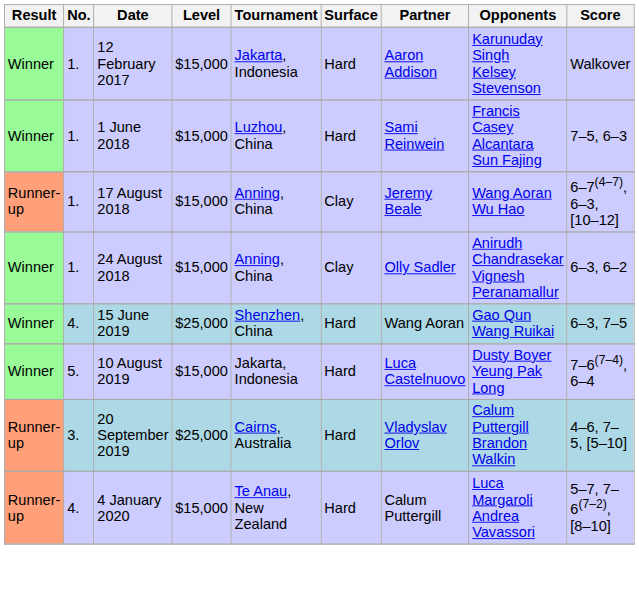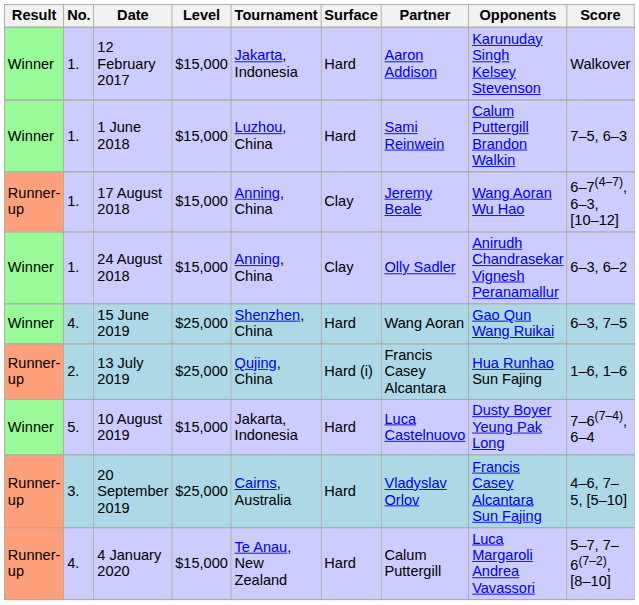(507, 135) Francis Casey Alcantara Sun Fajing -> (500, 135) Calum Puttergill Brandon Walkin
+ row: (120, 371)
(500, 435) Calum Puttergill Brandon Walkin -> (507, 491) Francis Casey Alcantara Sun Fajing
